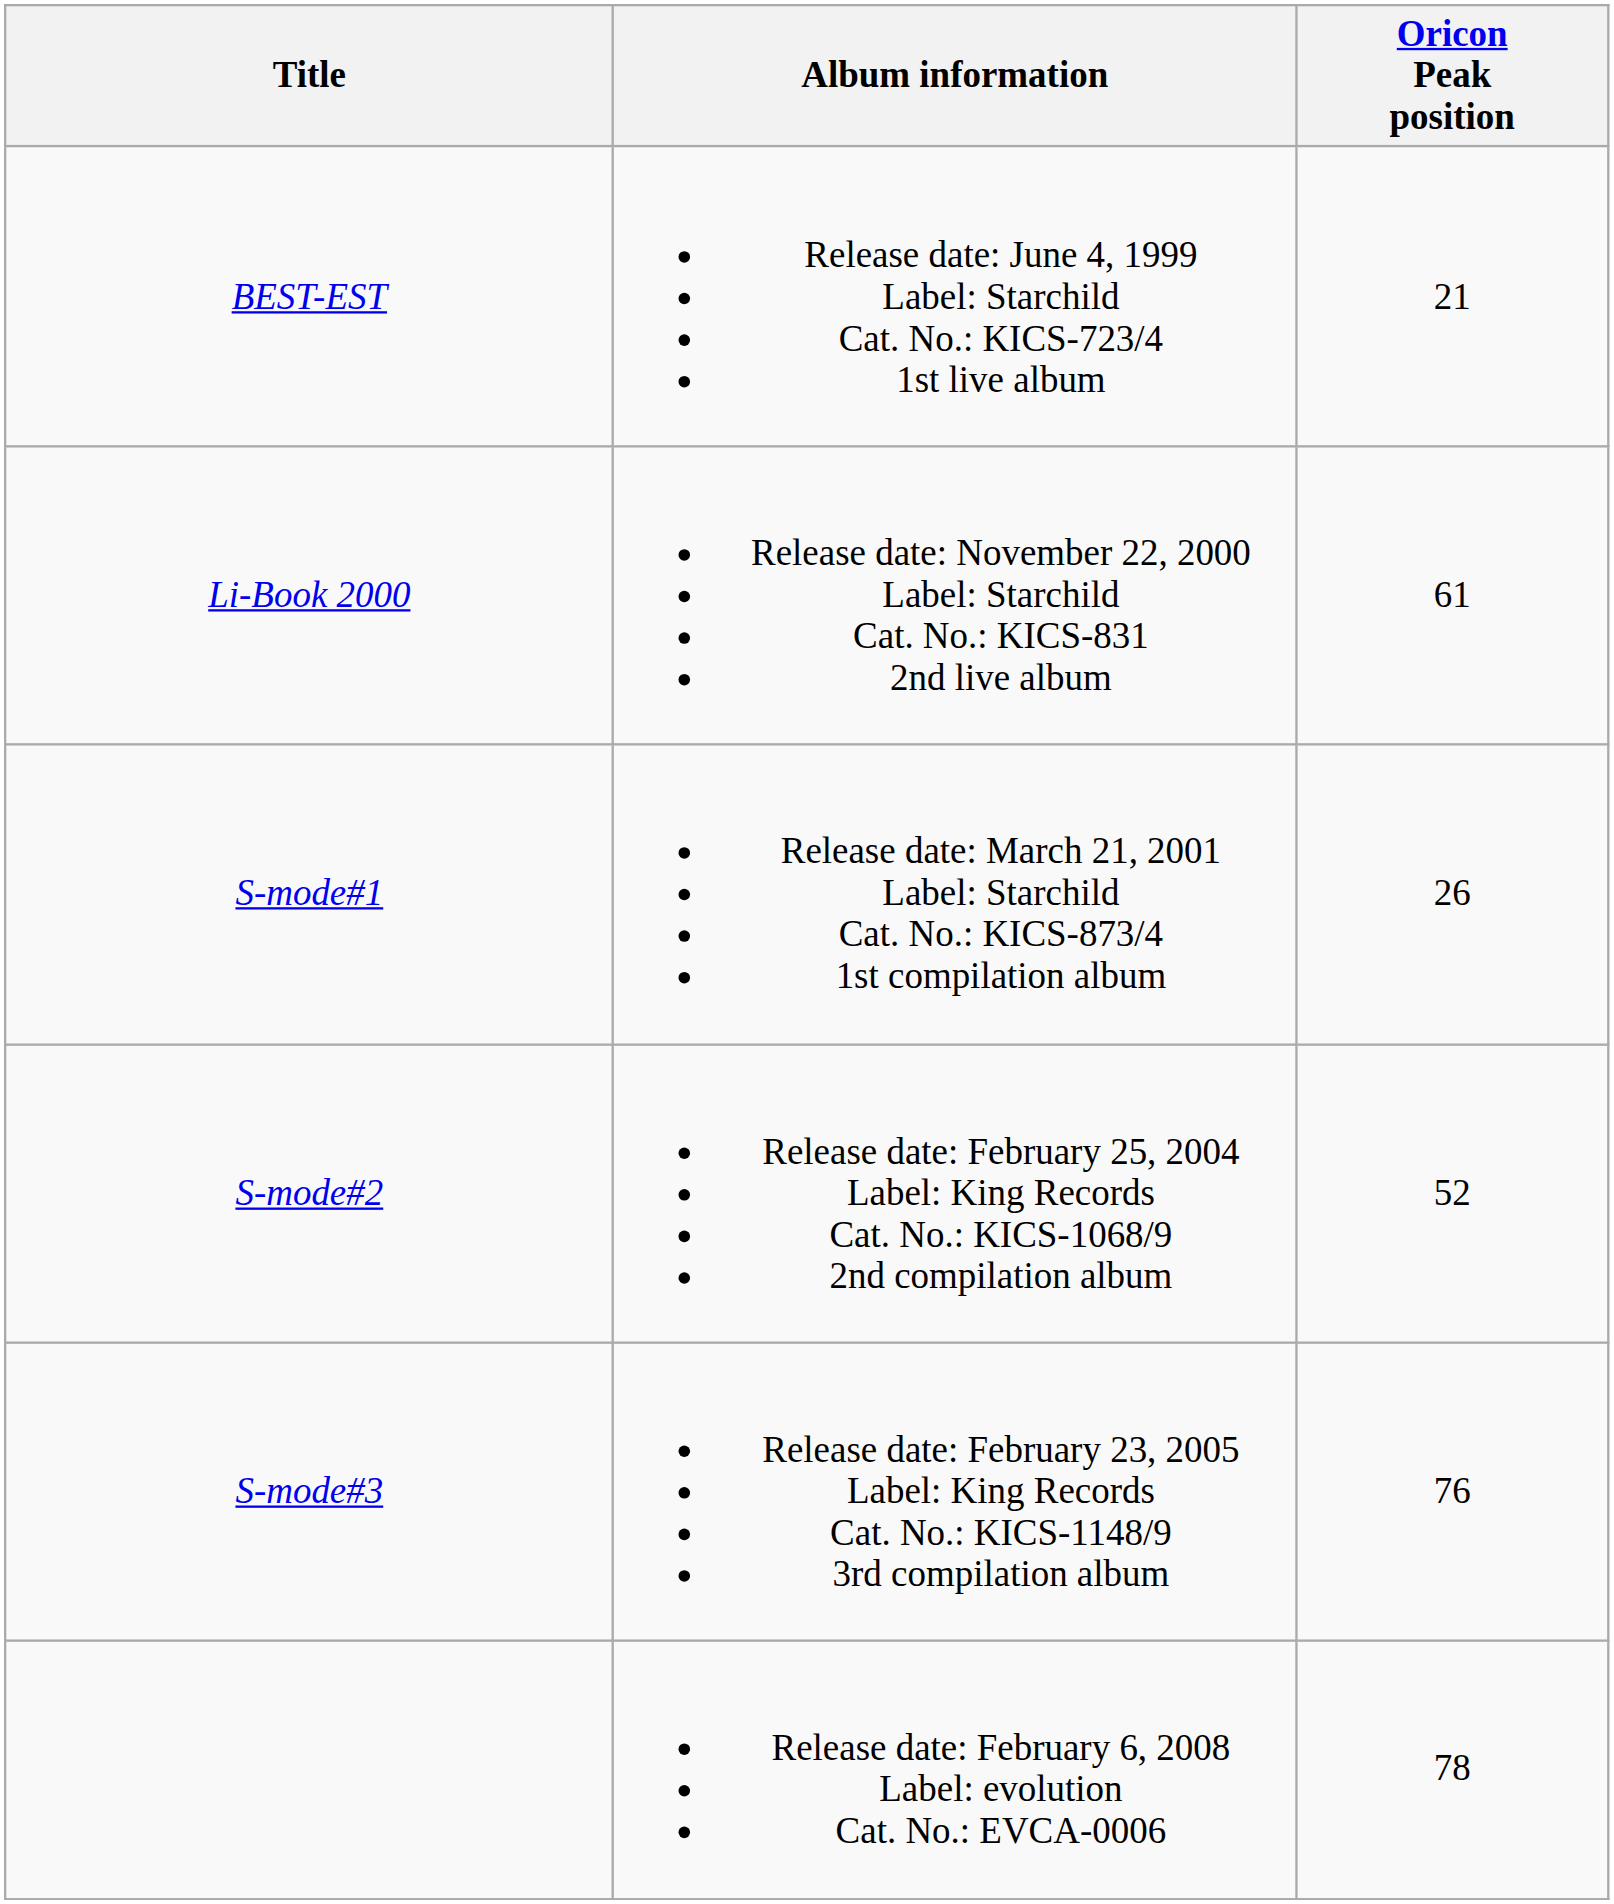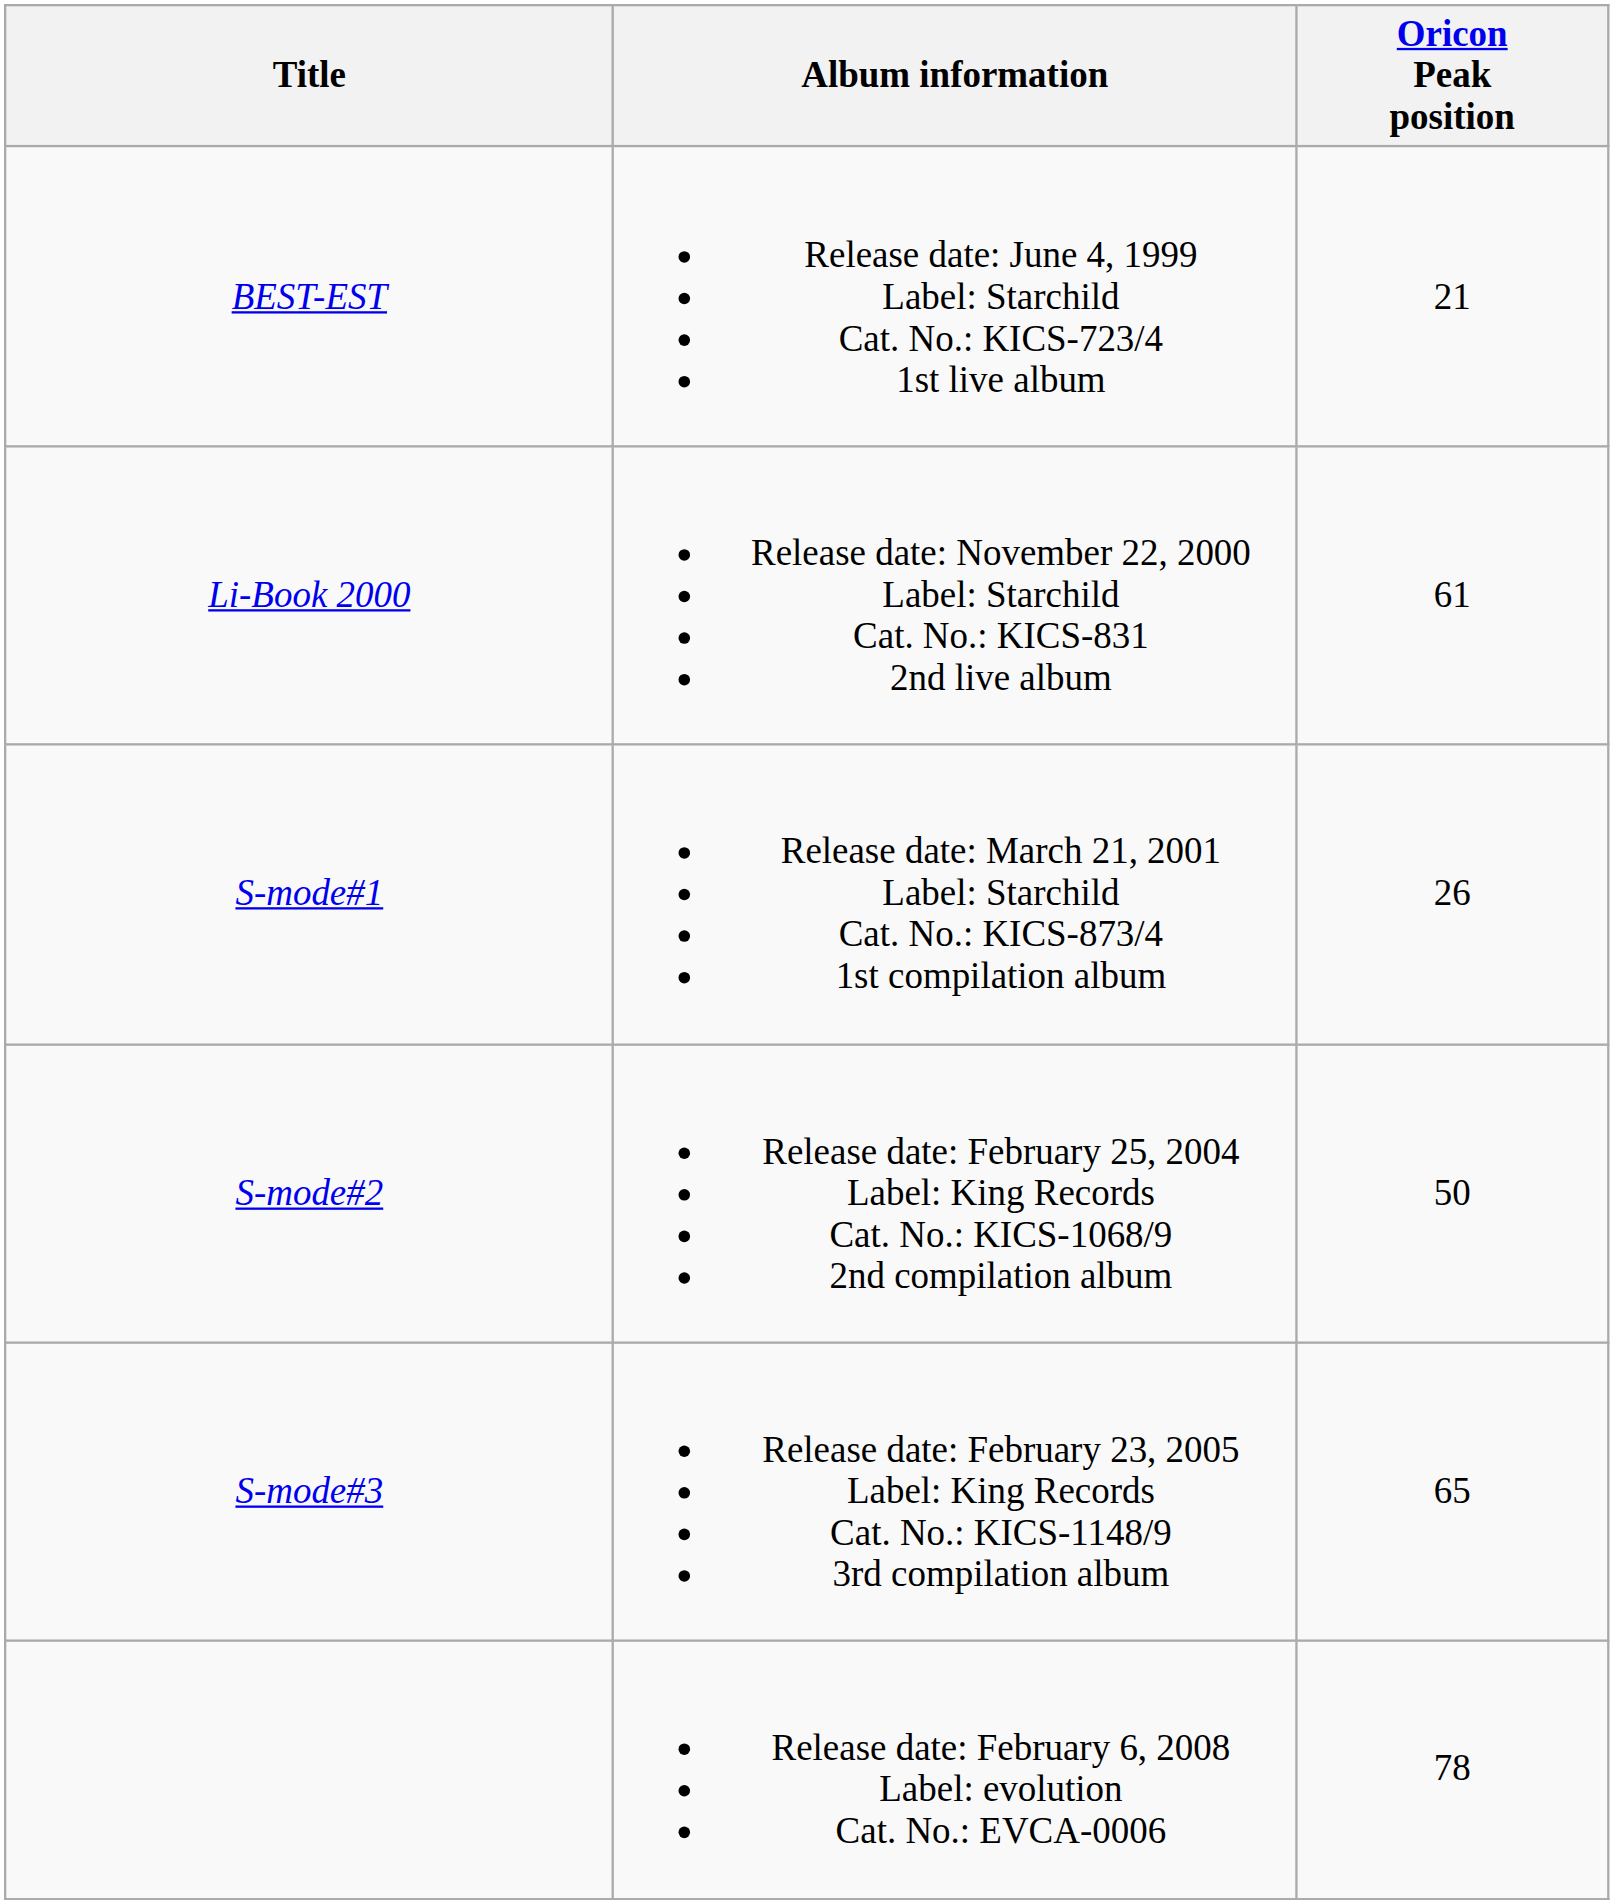(1452, 1192) 52 -> (1452, 1192) 50
(1452, 1491) 76 -> (1452, 1491) 65
